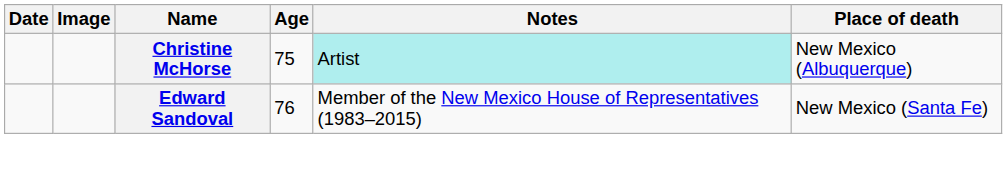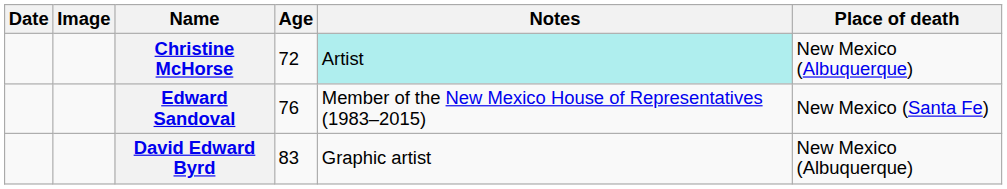(285, 58) 75 -> (289, 58) 72
+ row: (194, 158)
